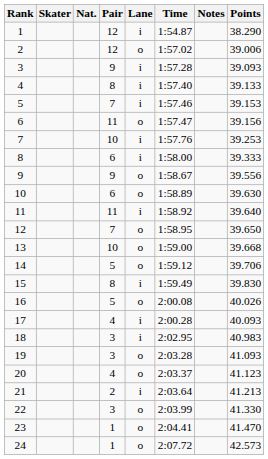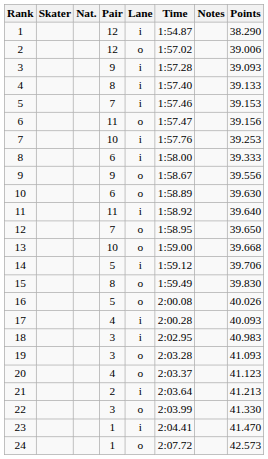(140, 265) o -> (140, 265) i
(140, 283) i -> (140, 283) o
(140, 427) o -> (140, 427) i
